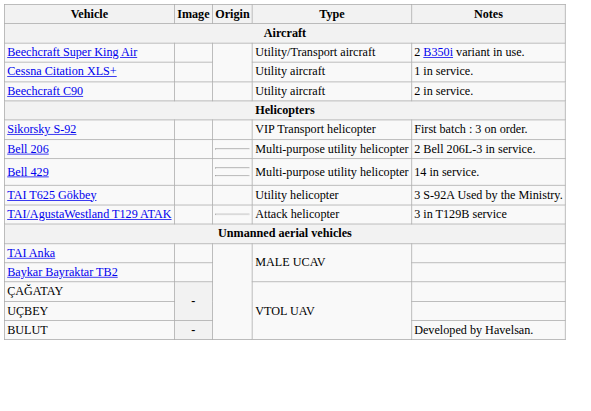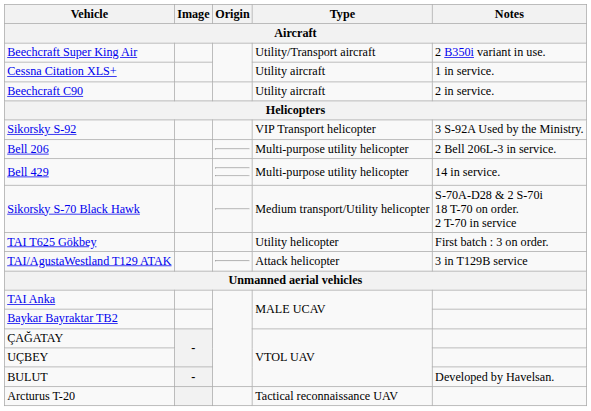(471, 129) First batch : 3 on order. -> (509, 129) 3 S-92A Used by the Ministry.
+ row: (74, 208)
(488, 195) 3 S-92A Used by the Ministry. -> (492, 241) First batch : 3 on order.
+ row: (41, 396)
